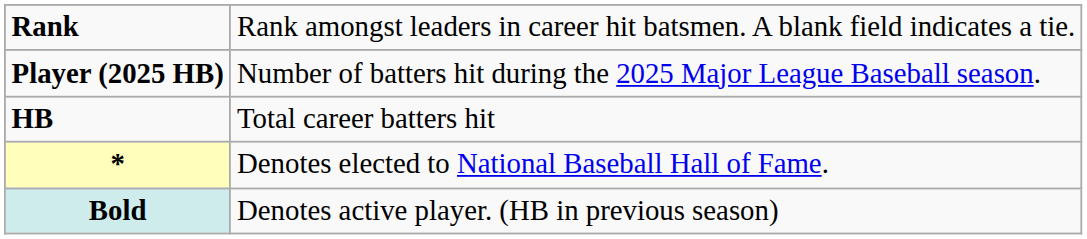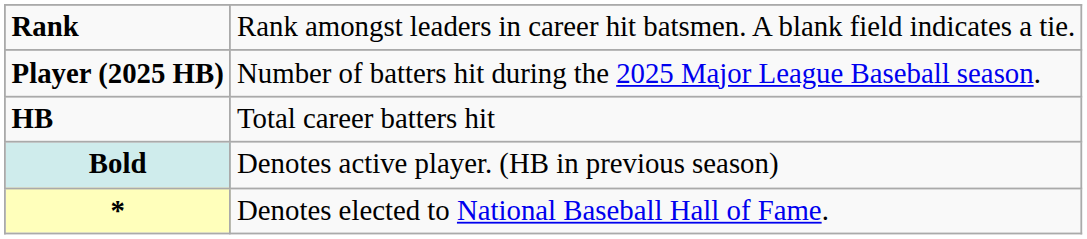rows swapped: (118, 164) <-> (118, 210)
